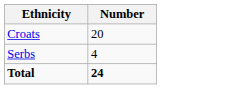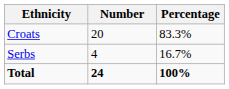+ column: (190, 14)
